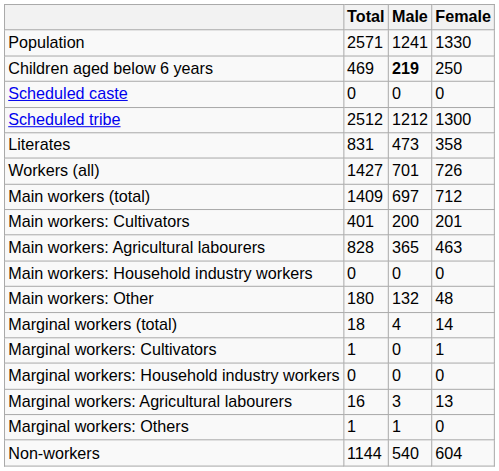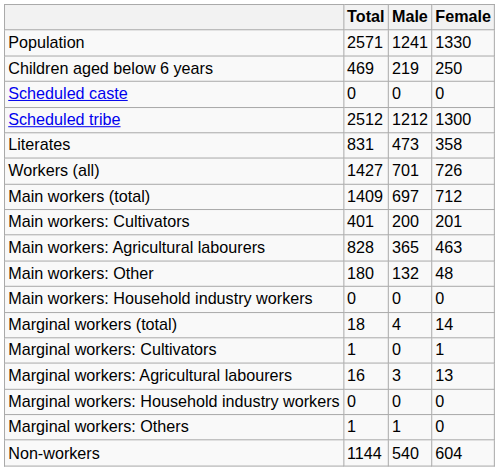(405, 68) bold -> (405, 68) normal
rows swapped: (160, 273) <-> (81, 299)
rows swapped: (150, 401) <-> (174, 376)
